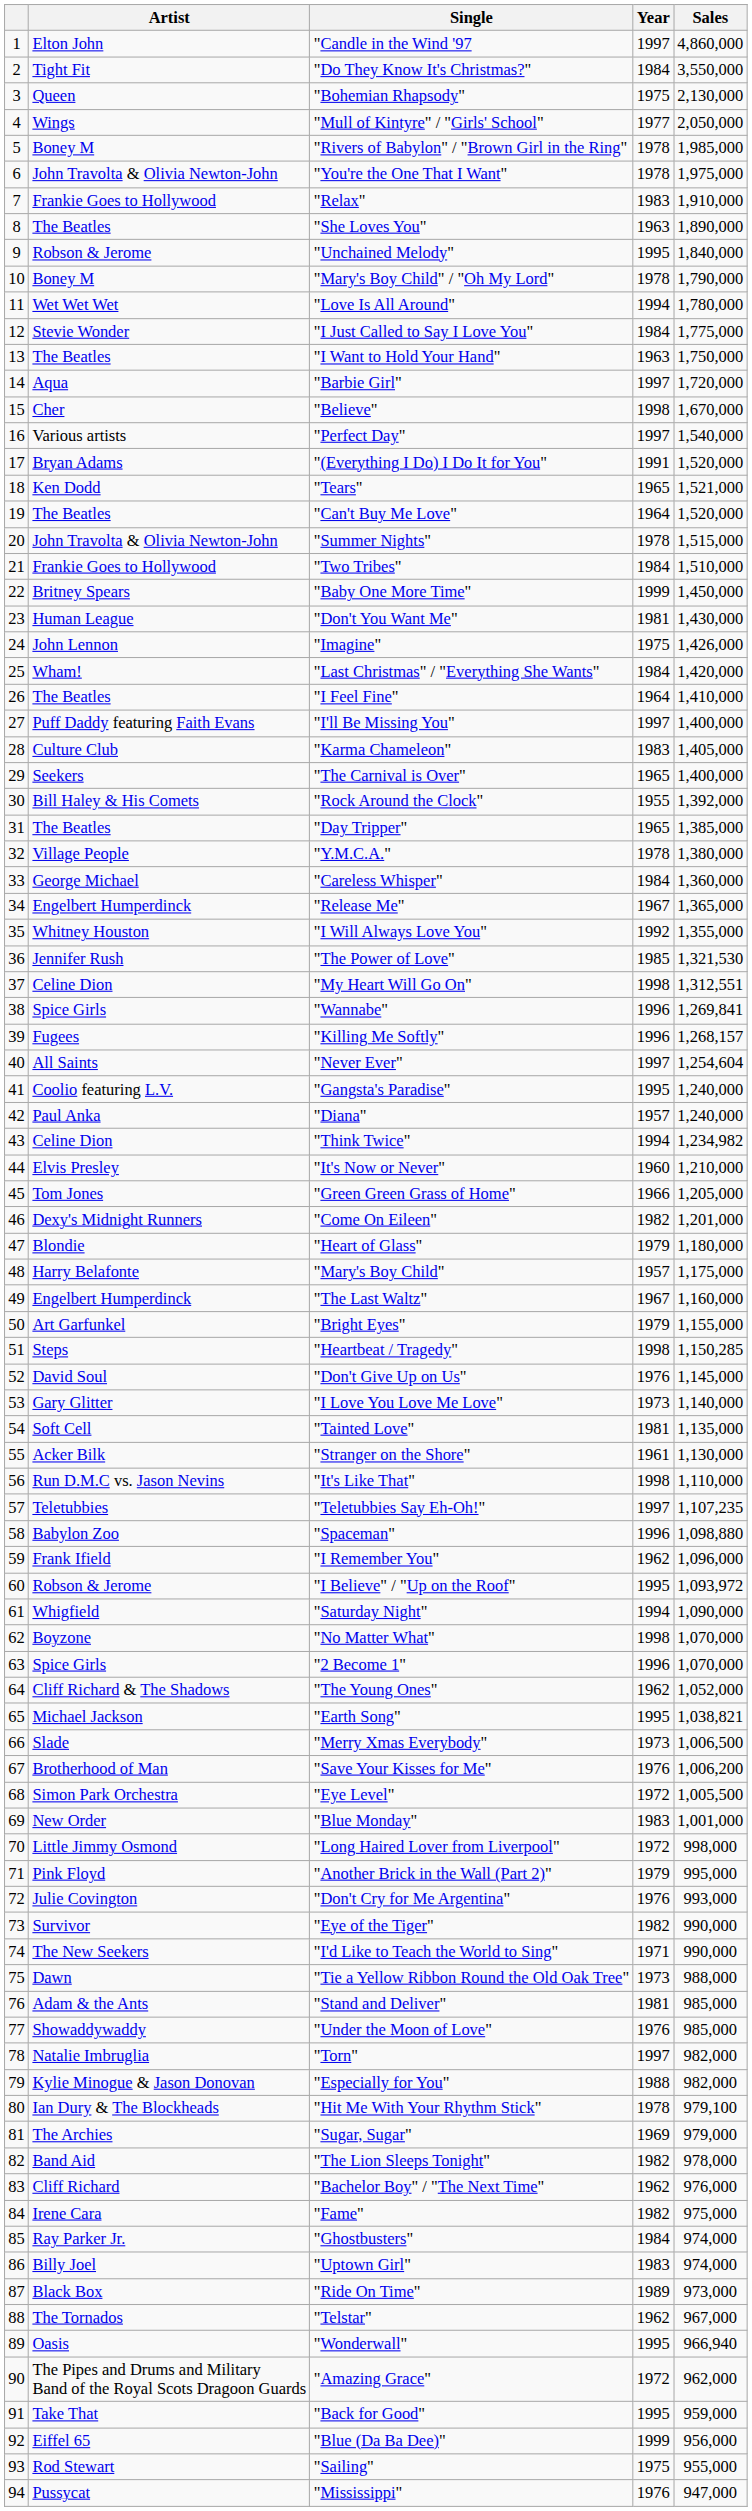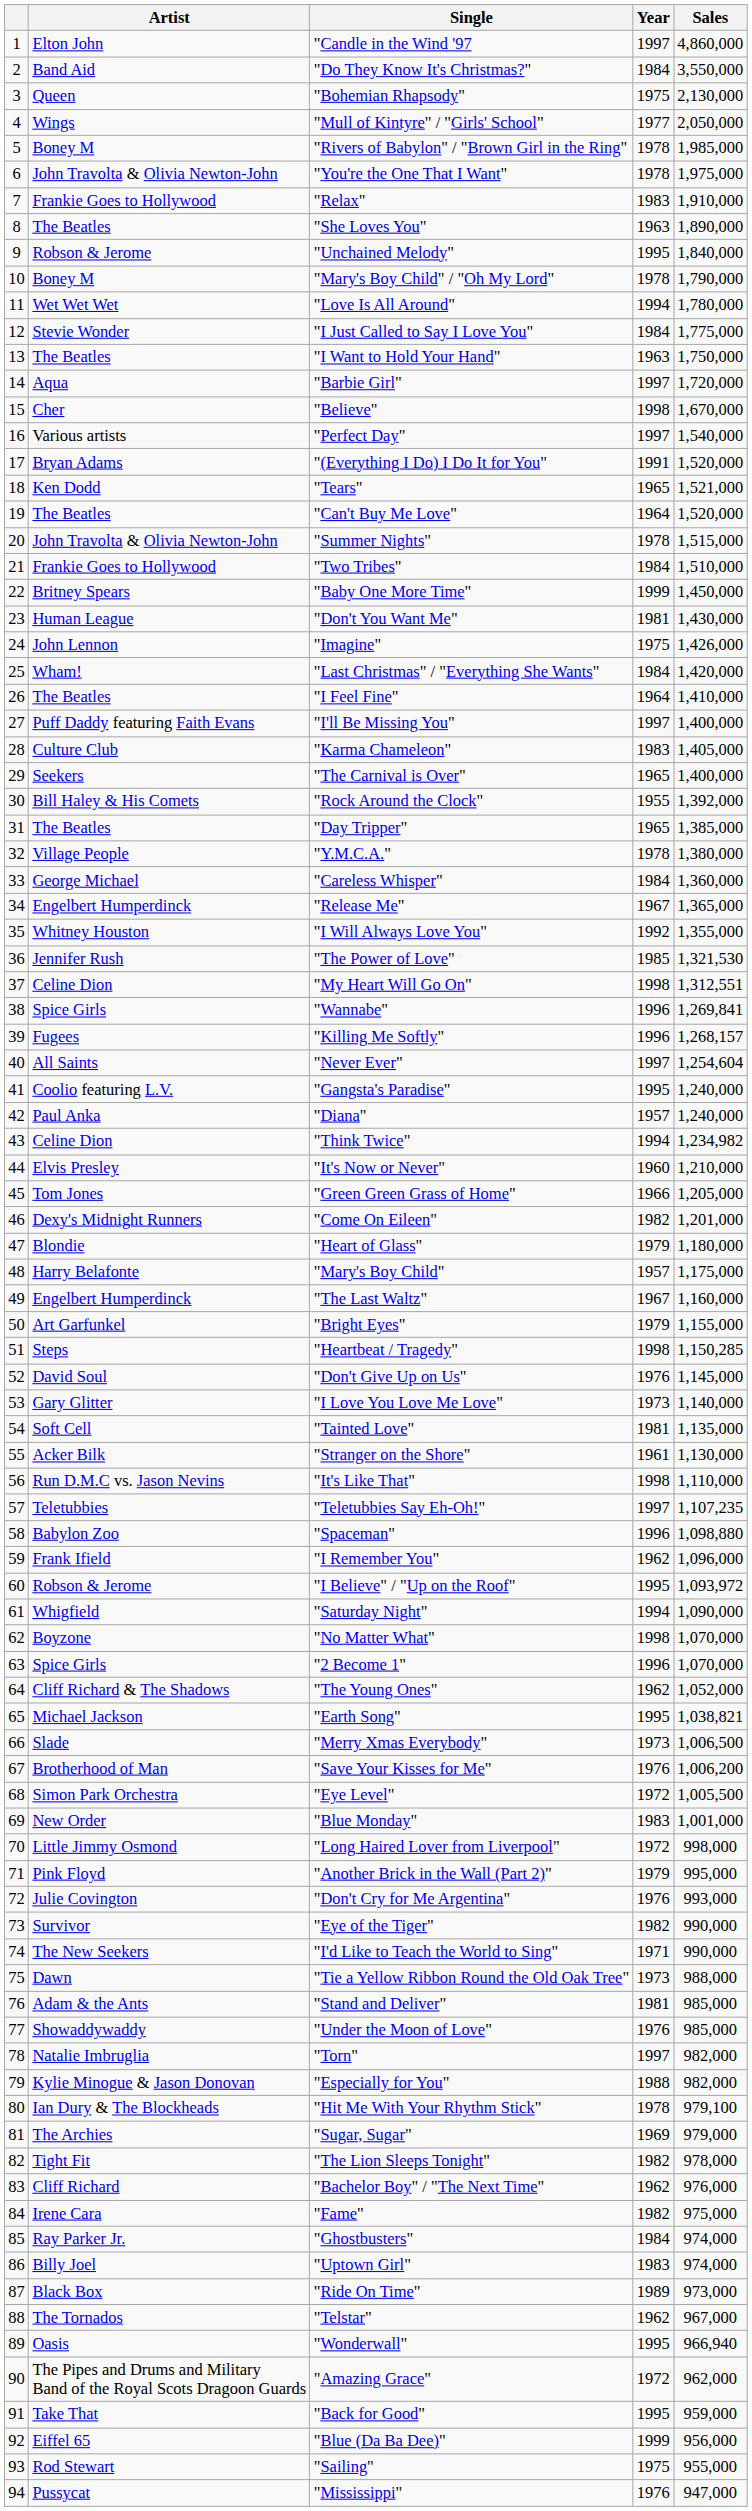(61, 69) Tight Fit -> (64, 69) Band Aid
(64, 2160) Band Aid -> (61, 2160) Tight Fit
